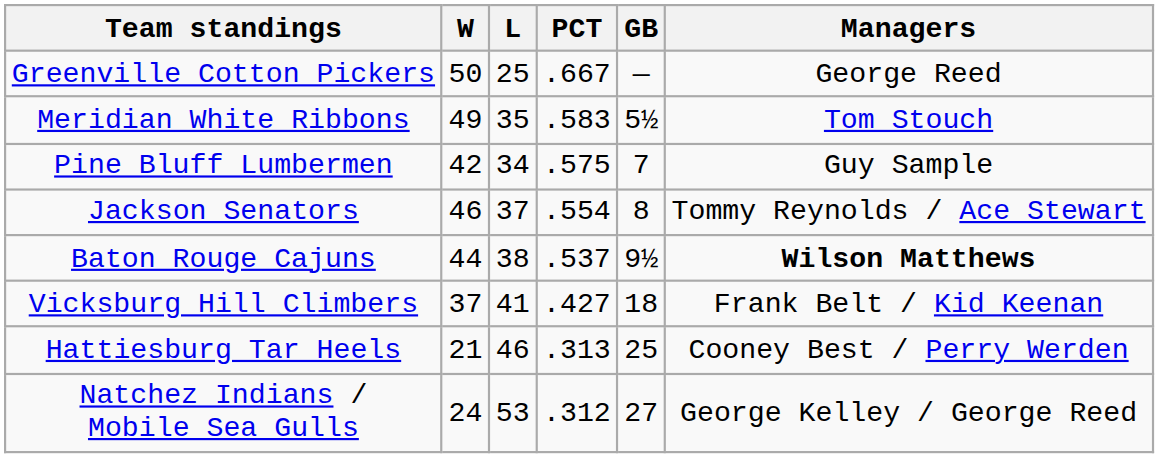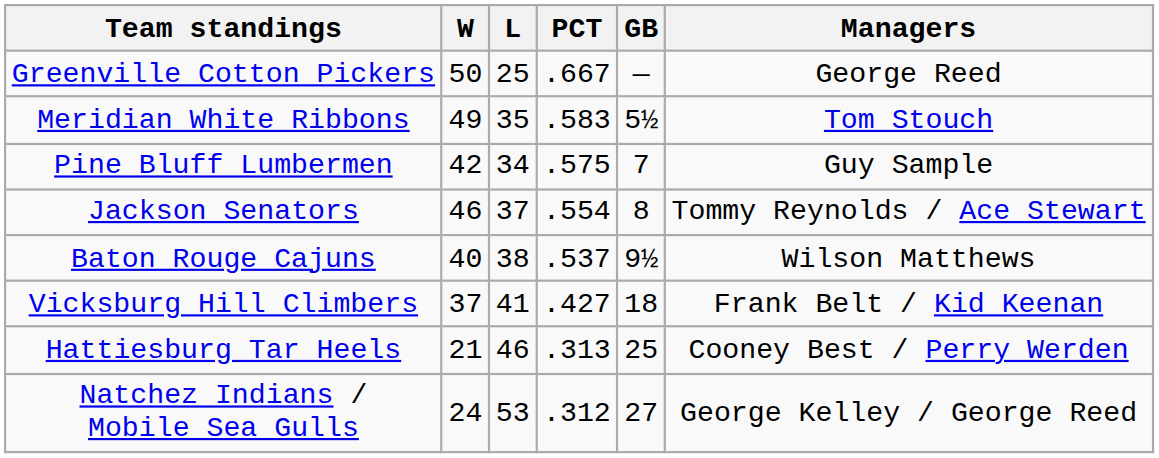(465, 258) 44 -> (465, 258) 40
(909, 258) bold -> (909, 258) normal
